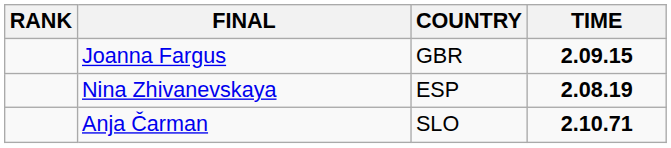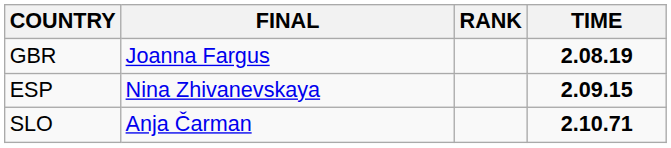columns swapped: (41, 21) <-> (469, 21)
(597, 55) 2.09.15 -> (597, 55) 2.08.19
(597, 90) 2.08.19 -> (597, 90) 2.09.15
